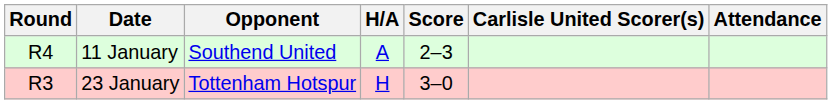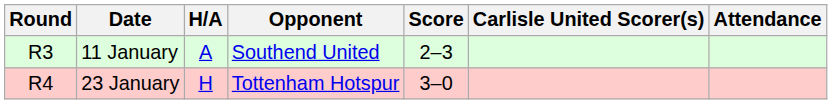columns swapped: (272, 20) <-> (382, 20)
(41, 51) R4 -> (41, 51) R3
(41, 83) R3 -> (41, 83) R4
